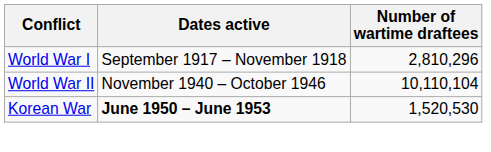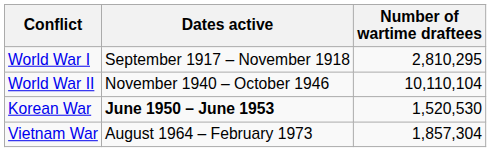(443, 59) 2,810,296 -> (447, 59) 2,810,295
+ row: (53, 134)
